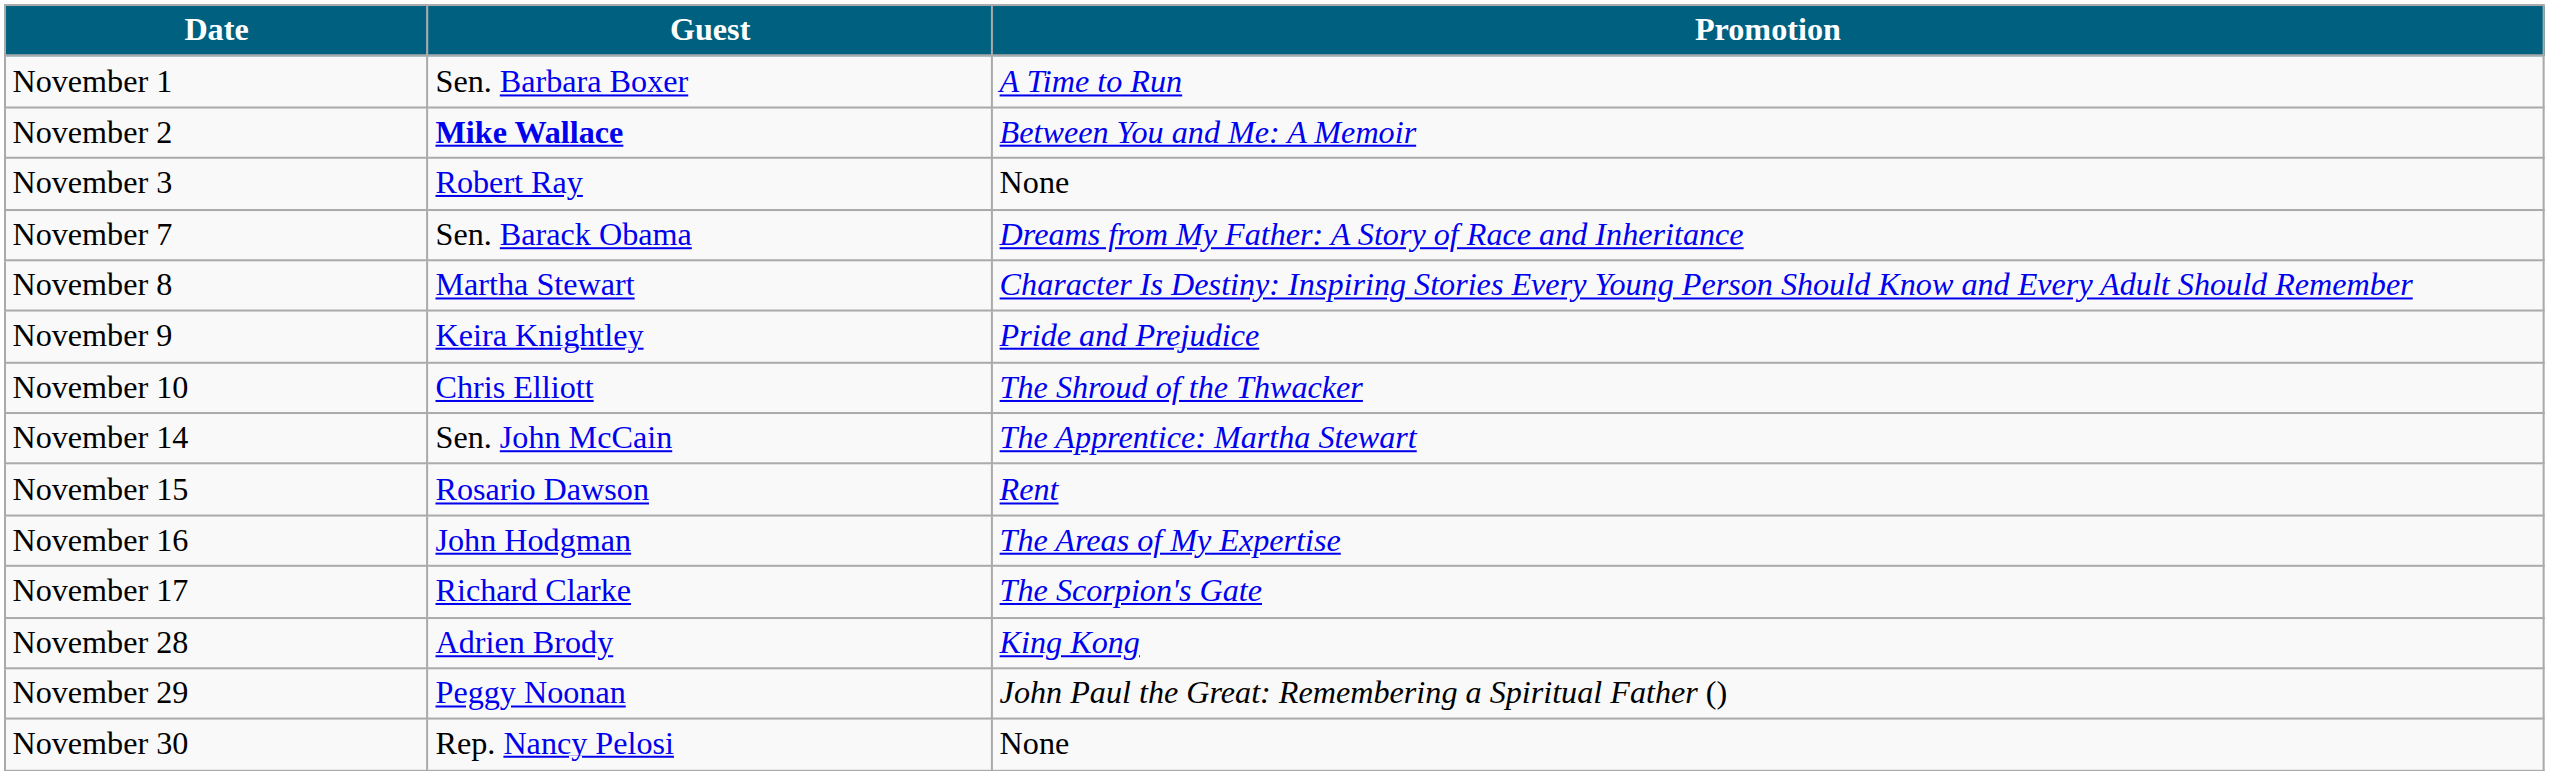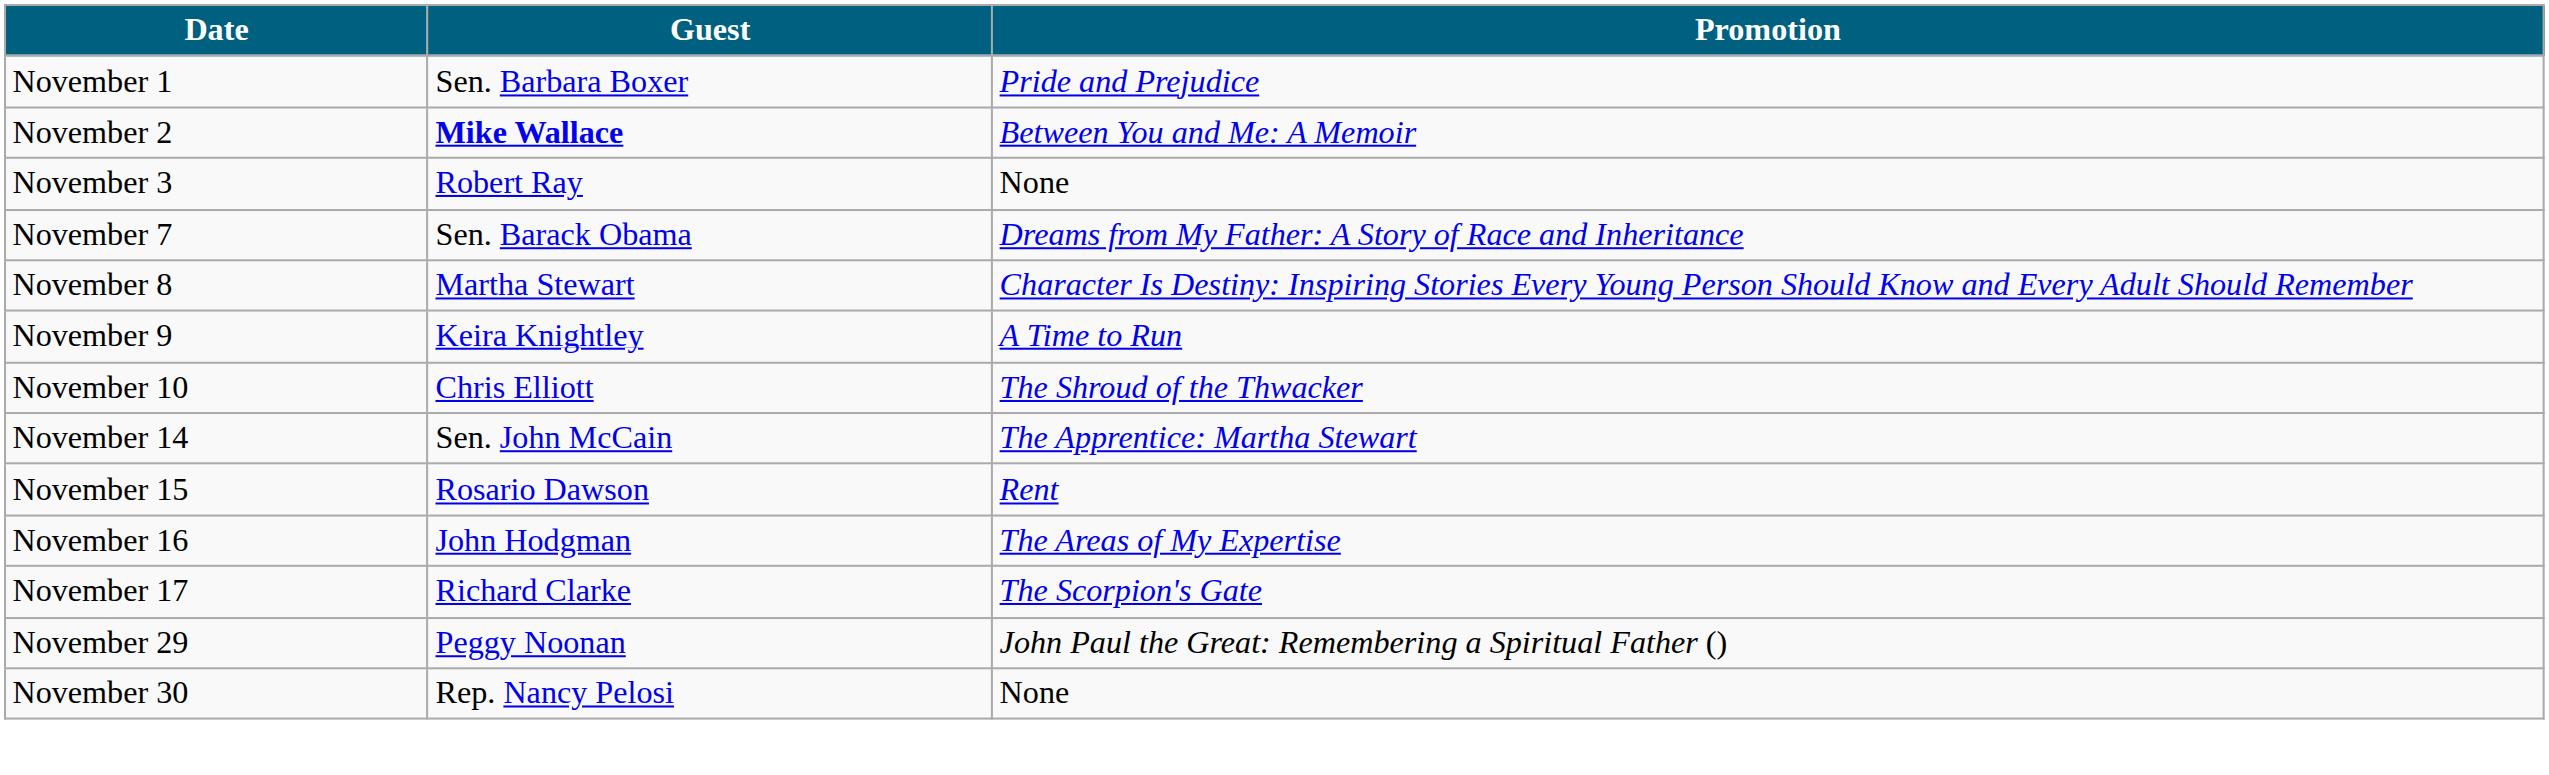(1091, 81) A Time to Run -> (1129, 81) Pride and Prejudice
(1129, 336) Pride and Prejudice -> (1091, 336) A Time to Run
- row: (100, 642)
